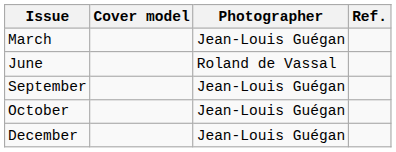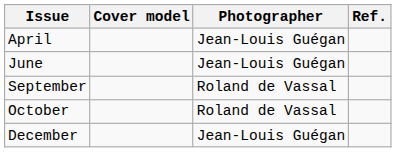- row: (30, 40)
+ row: (30, 40)
(267, 64) Roland de Vassal -> (271, 64) Jean-Louis Guégan
(271, 88) Jean-Louis Guégan -> (267, 88) Roland de Vassal
(271, 111) Jean-Louis Guégan -> (267, 111) Roland de Vassal
